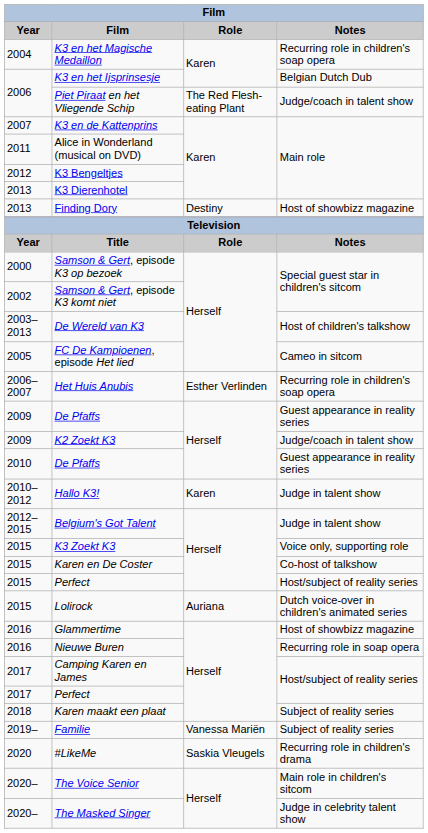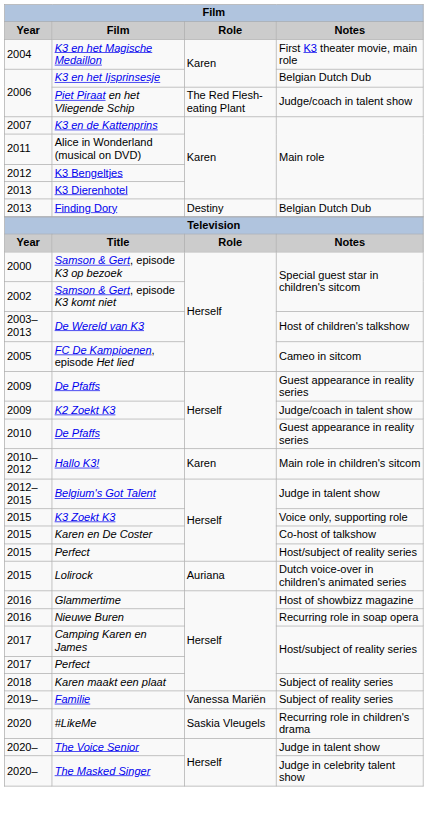(345, 54) Recurring role in children's soap opera -> (348, 54) First K3 theater movie, main role
(347, 208) Host of showbizz magazine -> (325, 208) Belgian Dutch Dub
- row: (22, 386)
(330, 493) Judge in talent show -> (350, 463) Main role in children's sitcom
(333, 783) Main role in children's sitcom -> (329, 747) Judge in talent show
